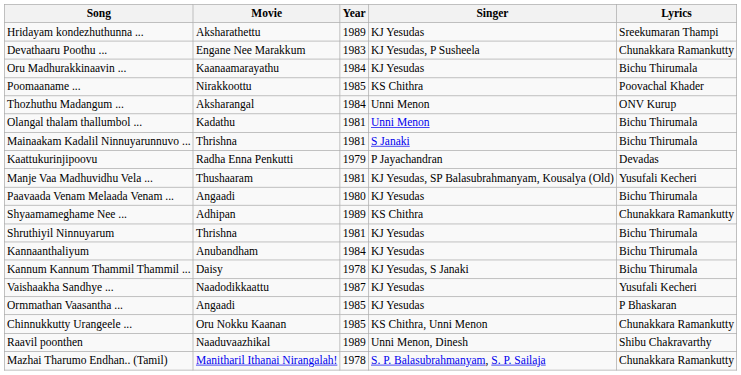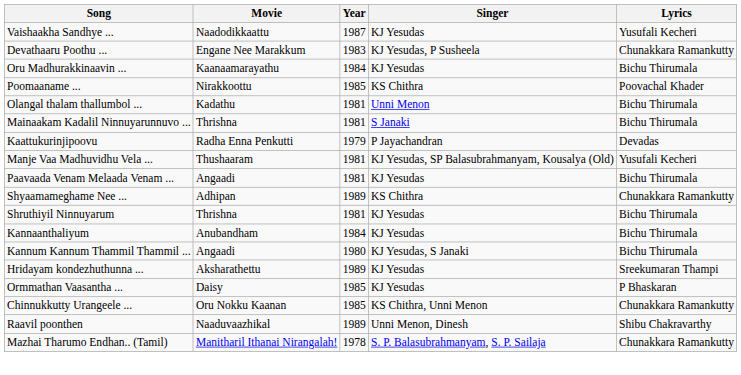rows swapped: (60, 287) <-> (75, 31)
- row: (65, 104)
(354, 196) 1980 -> (354, 178) 1981
(209, 269) Daisy -> (215, 251) Angaadi
(354, 269) 1978 -> (354, 251) 1980
(215, 305) Angaadi -> (209, 287) Daisy
